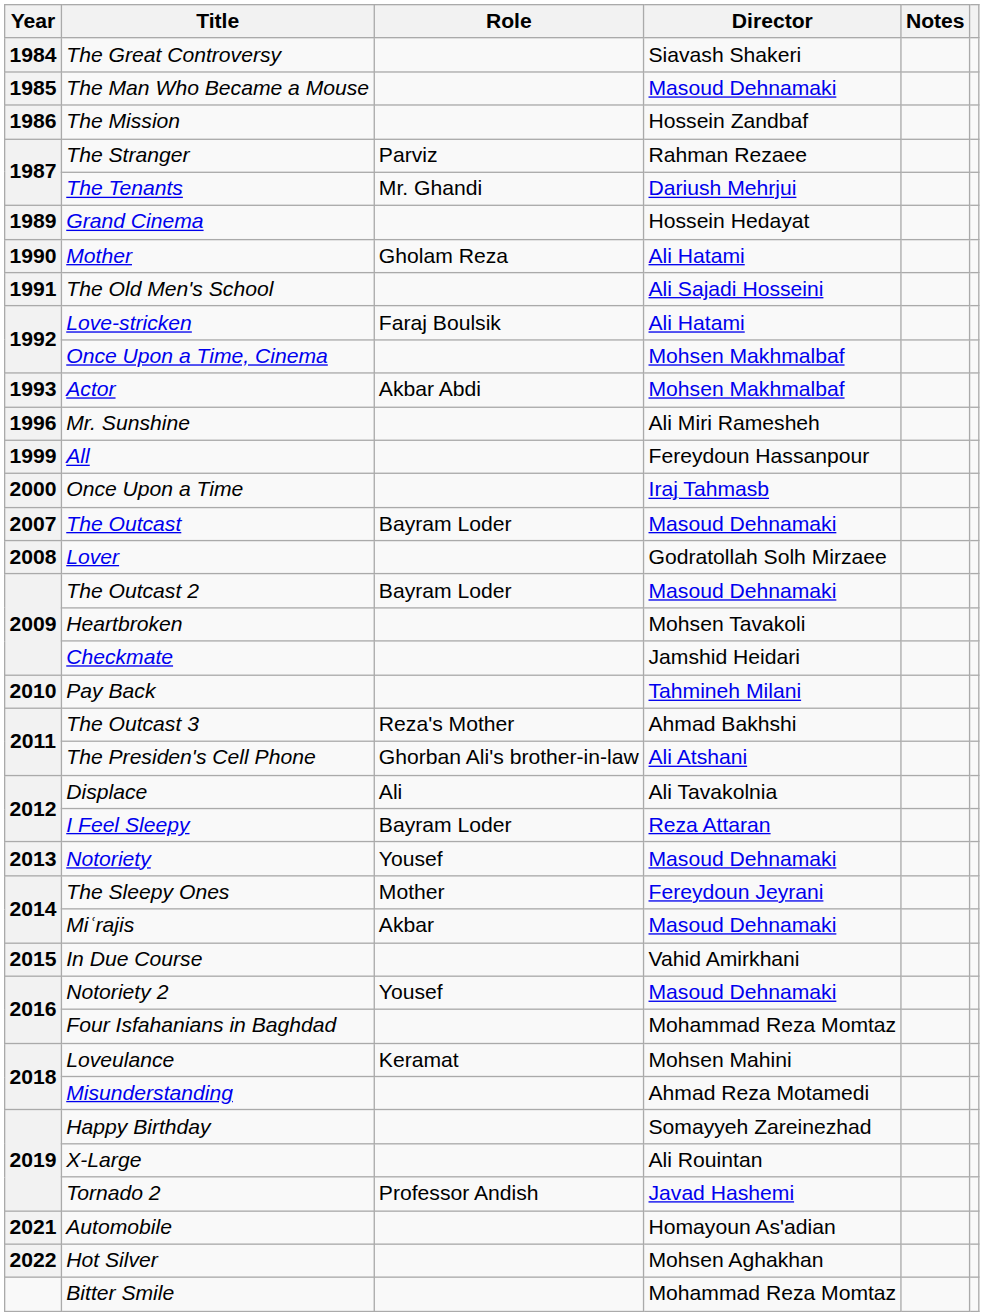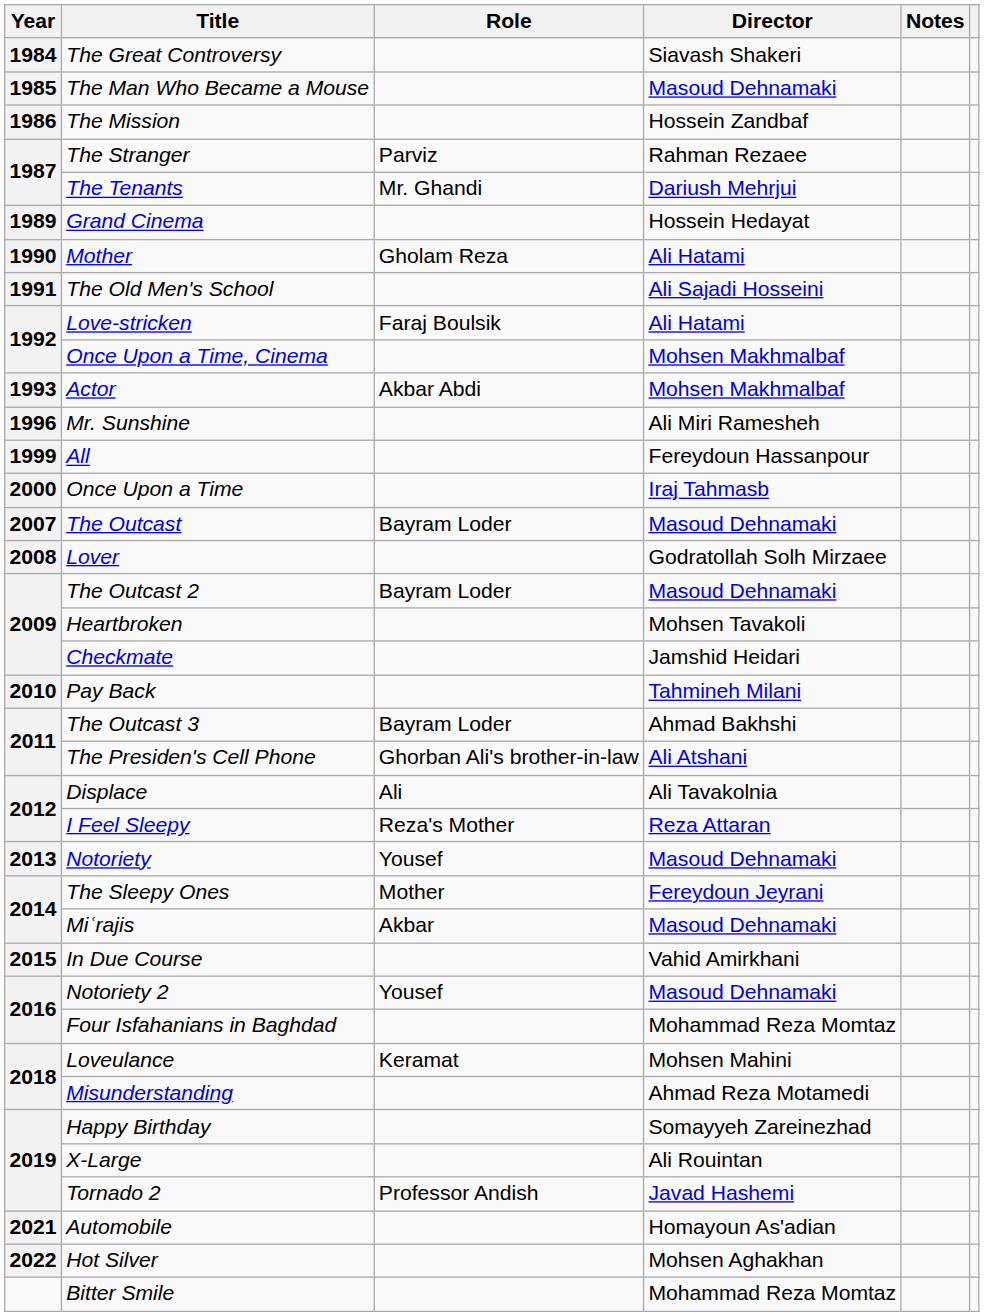(447, 724) Reza's Mother -> (445, 724) Bayram Loder
(445, 825) Bayram Loder -> (447, 825) Reza's Mother
